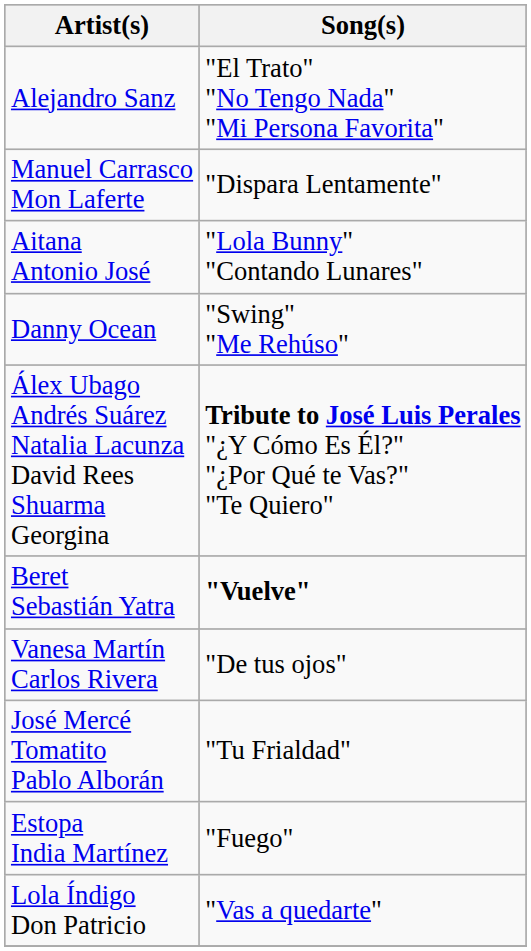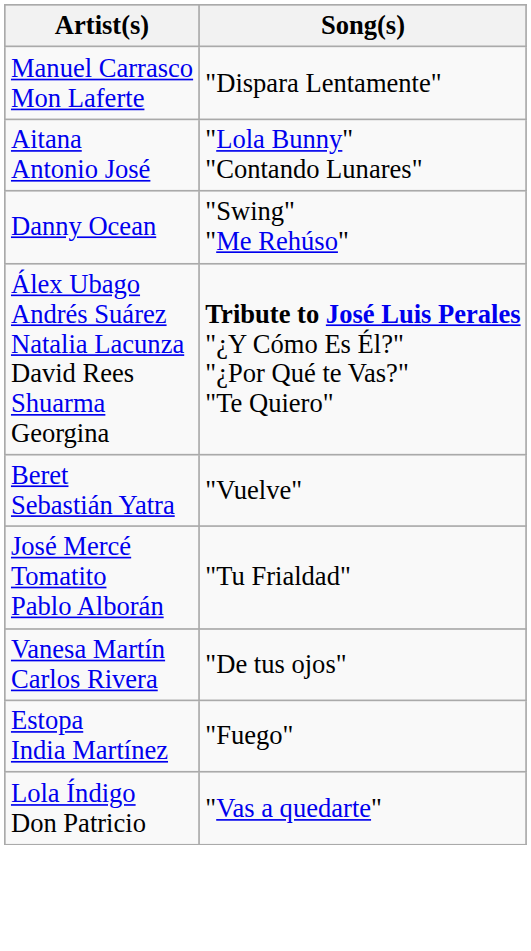- row: (93, 97)
(258, 592) bold -> (254, 490) normal
rows swapped: (88, 664) <-> (87, 750)
